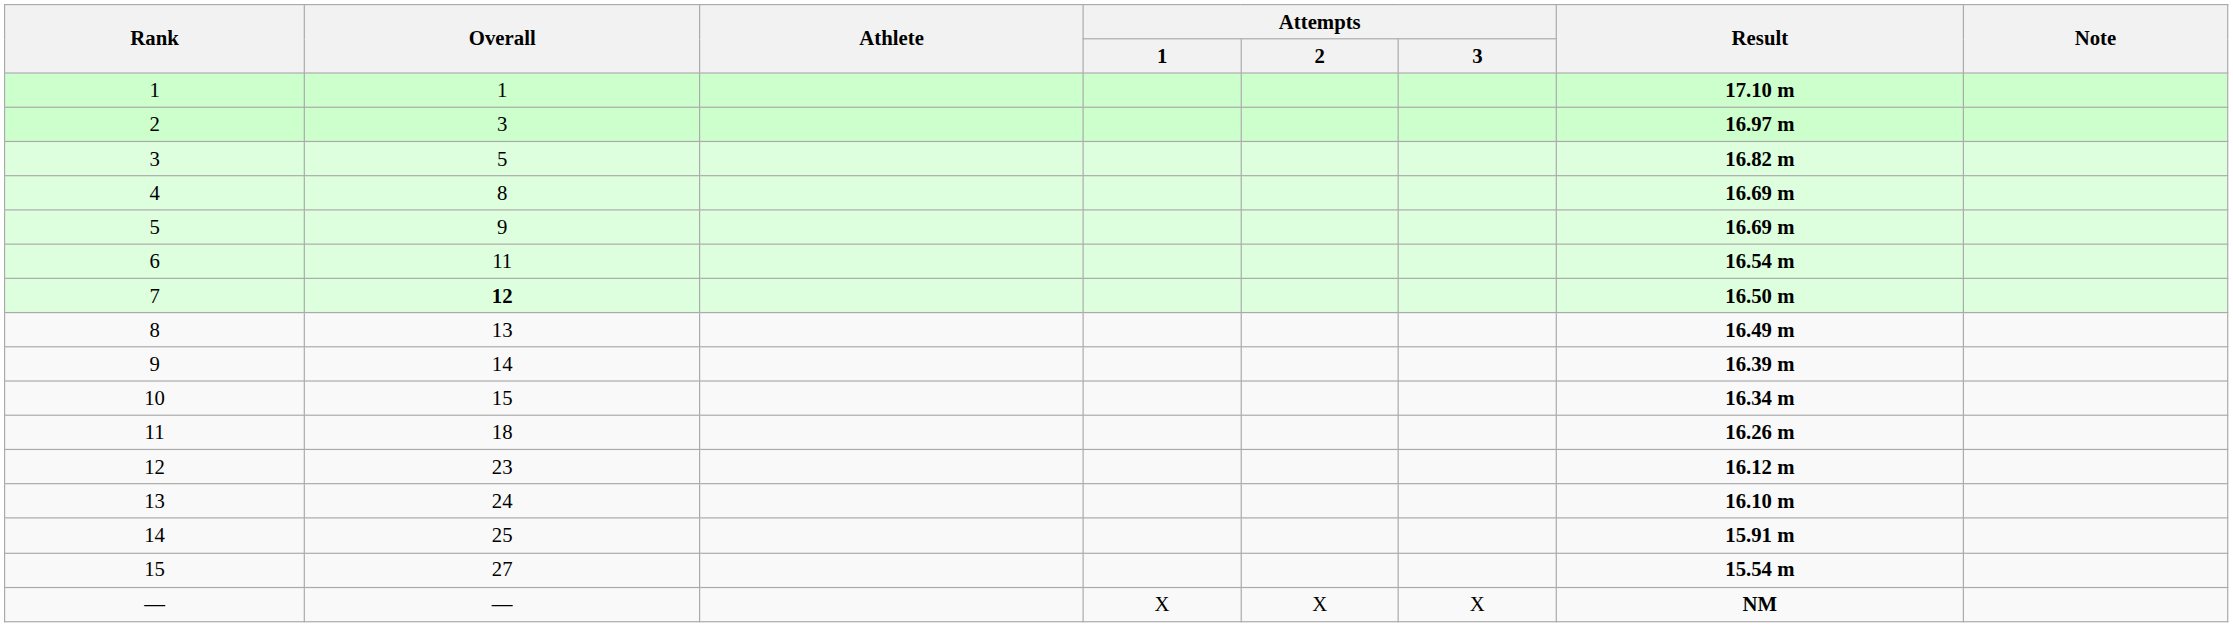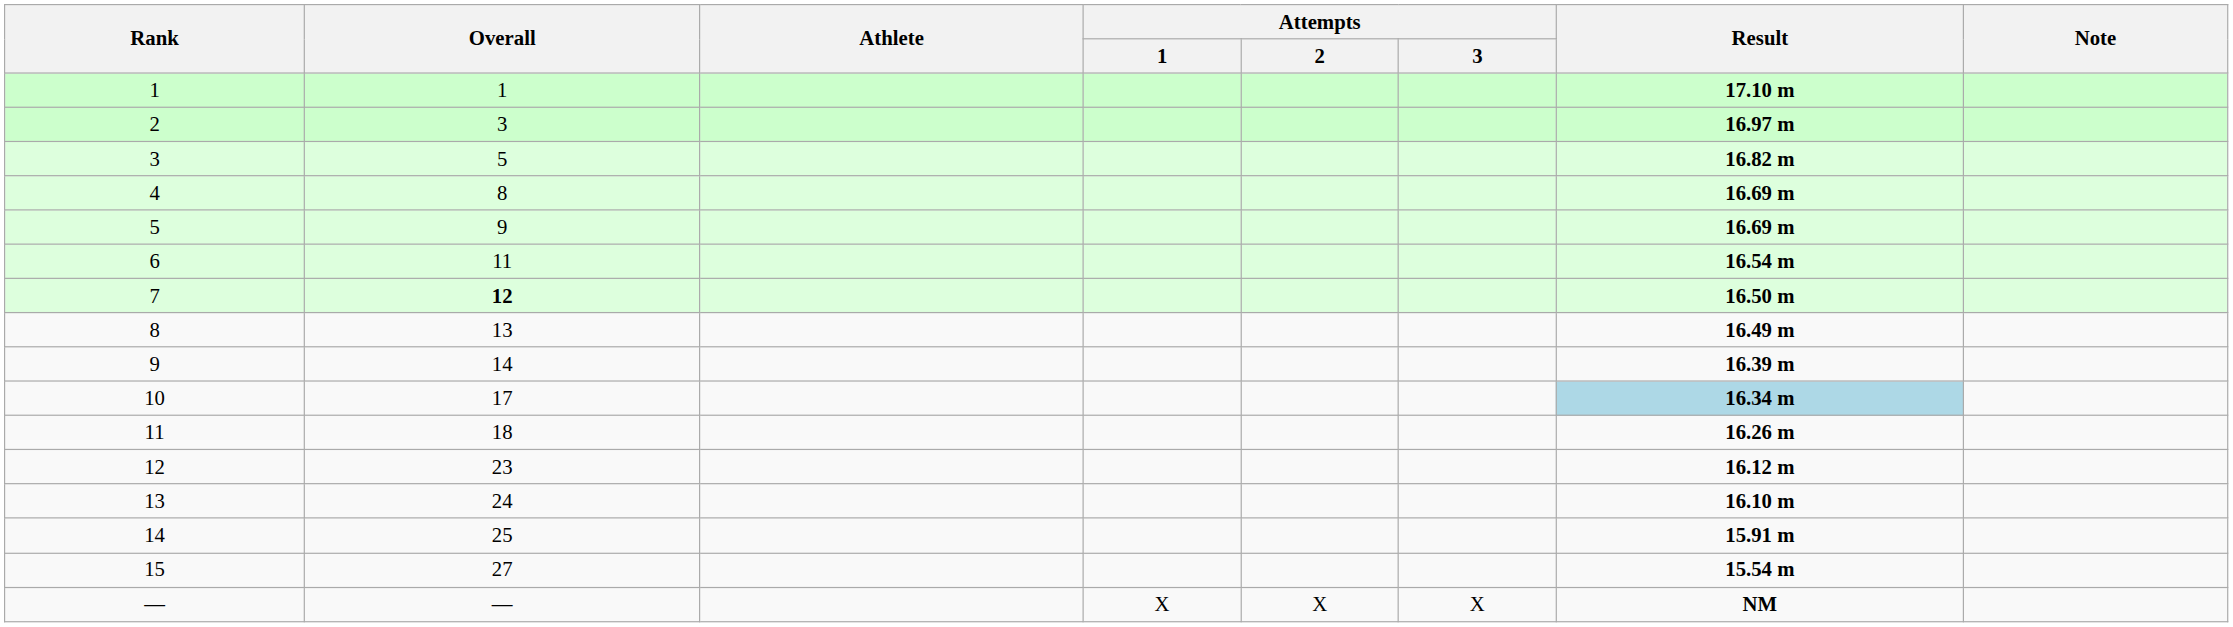(502, 398) 15 -> (502, 398) 17
(1760, 398) no background -> (1760, 398) lightblue background
